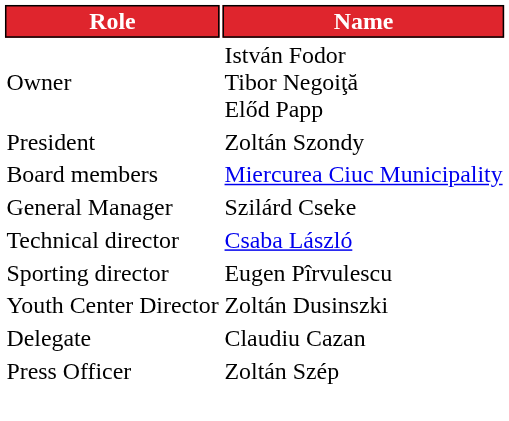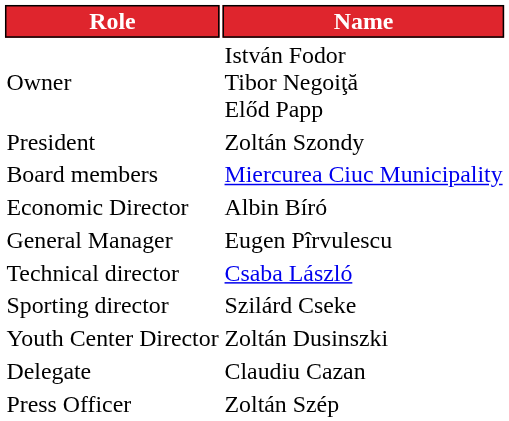+ row: (97, 207)
(290, 207) Szilárd Cseke -> (308, 240) Eugen Pîrvulescu
(308, 272) Eugen Pîrvulescu -> (290, 305) Szilárd Cseke
